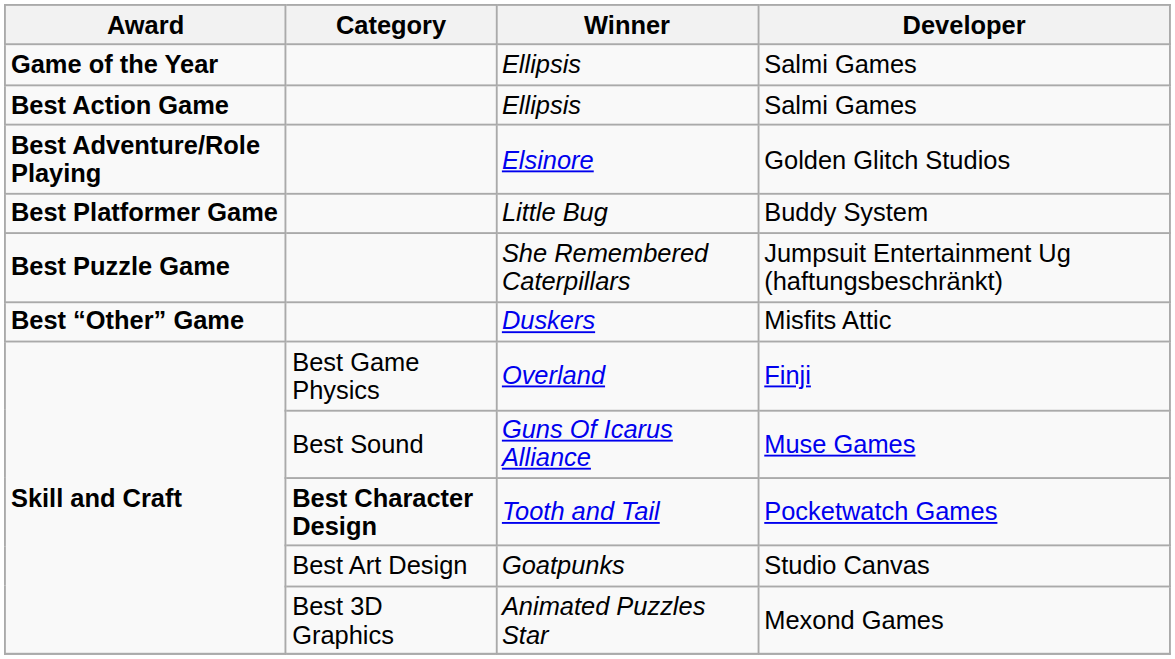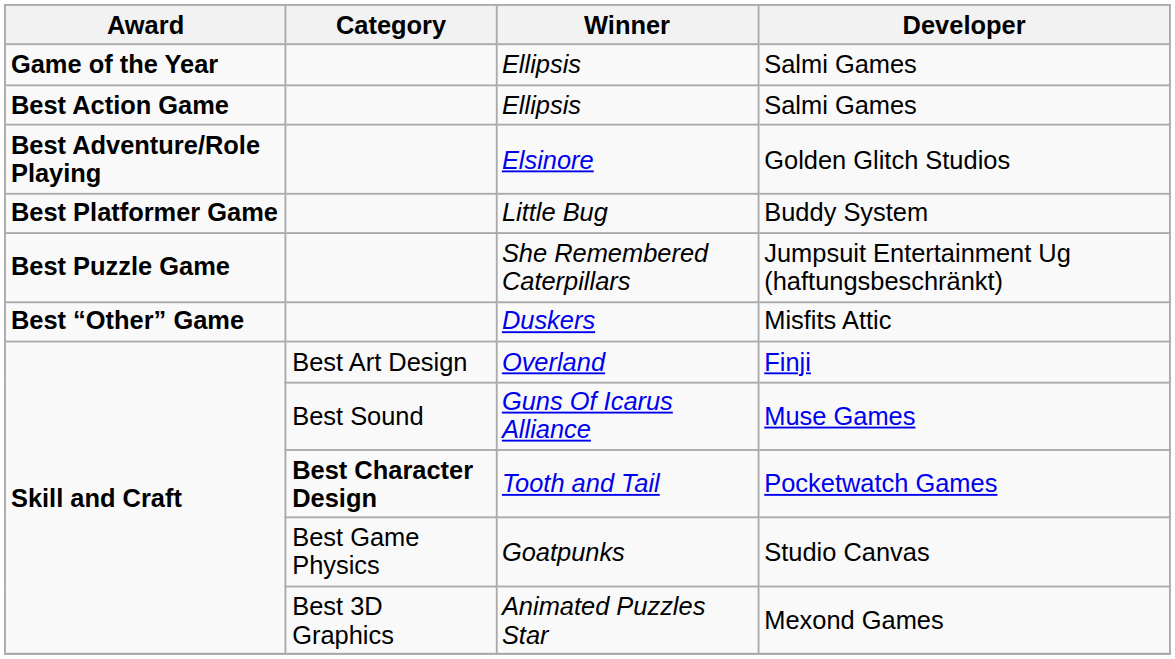(356, 375) Best Game Physics -> (380, 361) Best Art Design
(380, 566) Best Art Design -> (356, 552) Best Game Physics
